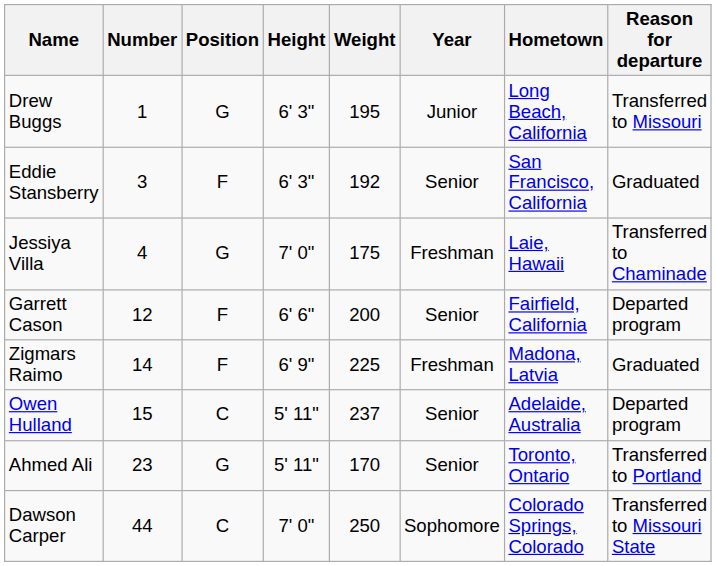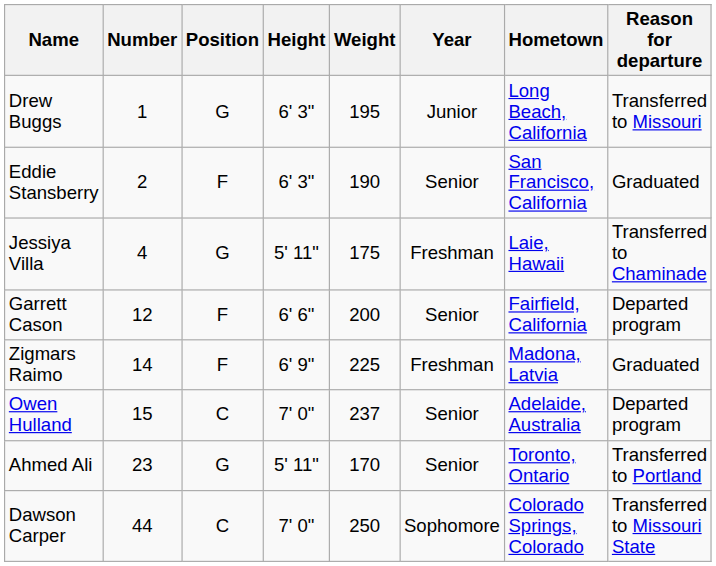(142, 182) 3 -> (142, 182) 2
(365, 182) 192 -> (365, 182) 190
(296, 253) 7' 0" -> (296, 253) 5' 11"
(296, 415) 5' 11" -> (296, 415) 7' 0"
